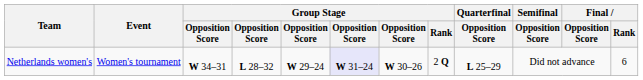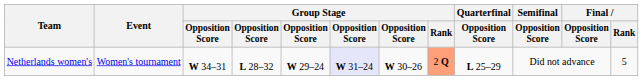(441, 61) no background -> (441, 61) lightsalmon background
(624, 61) 6 -> (624, 61) 5
